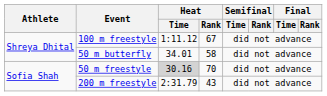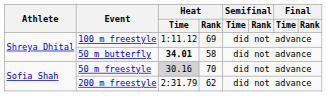(211, 40) 67 -> (211, 40) 69
(179, 54) normal -> (179, 54) bold
(211, 83) 43 -> (211, 83) 62
